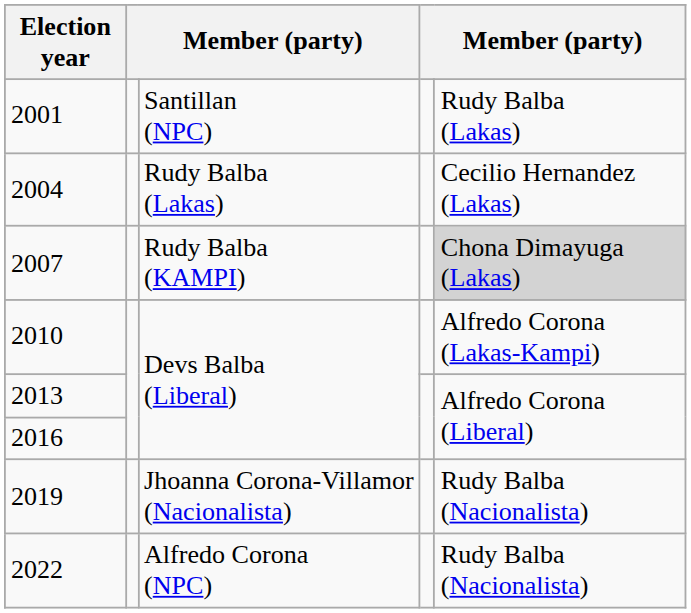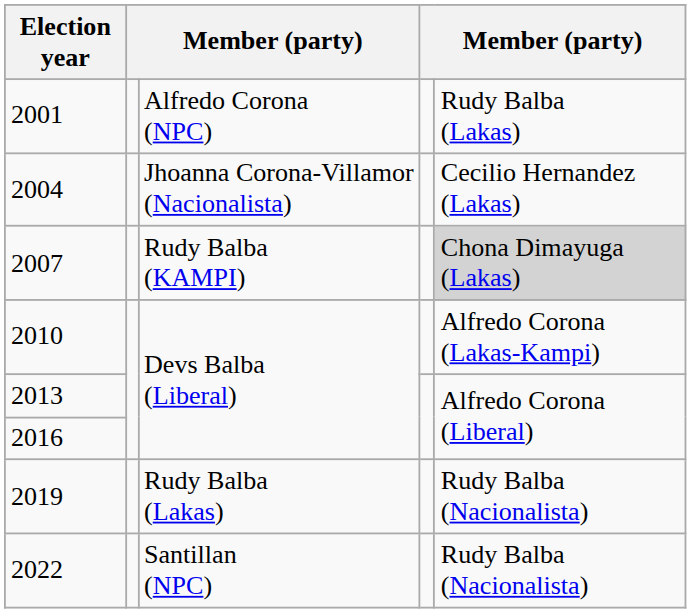(190, 115) Santillan (NPC) -> (226, 115) Alfredo Corona (NPC)
(206, 189) Rudy Balba (Lakas) -> (279, 189) Jhoanna Corona-Villamor (Nacionalista)
(279, 496) Jhoanna Corona-Villamor (Nacionalista) -> (206, 496) Rudy Balba (Lakas)
(226, 570) Alfredo Corona (NPC) -> (190, 570) Santillan (NPC)
